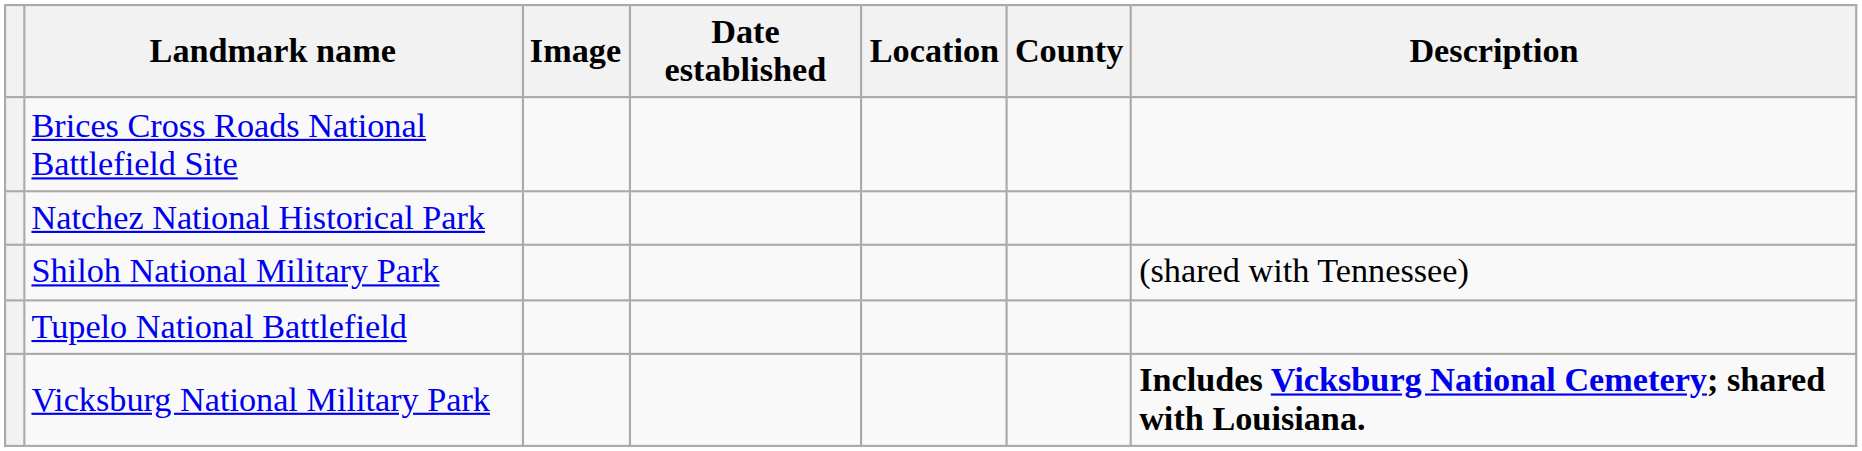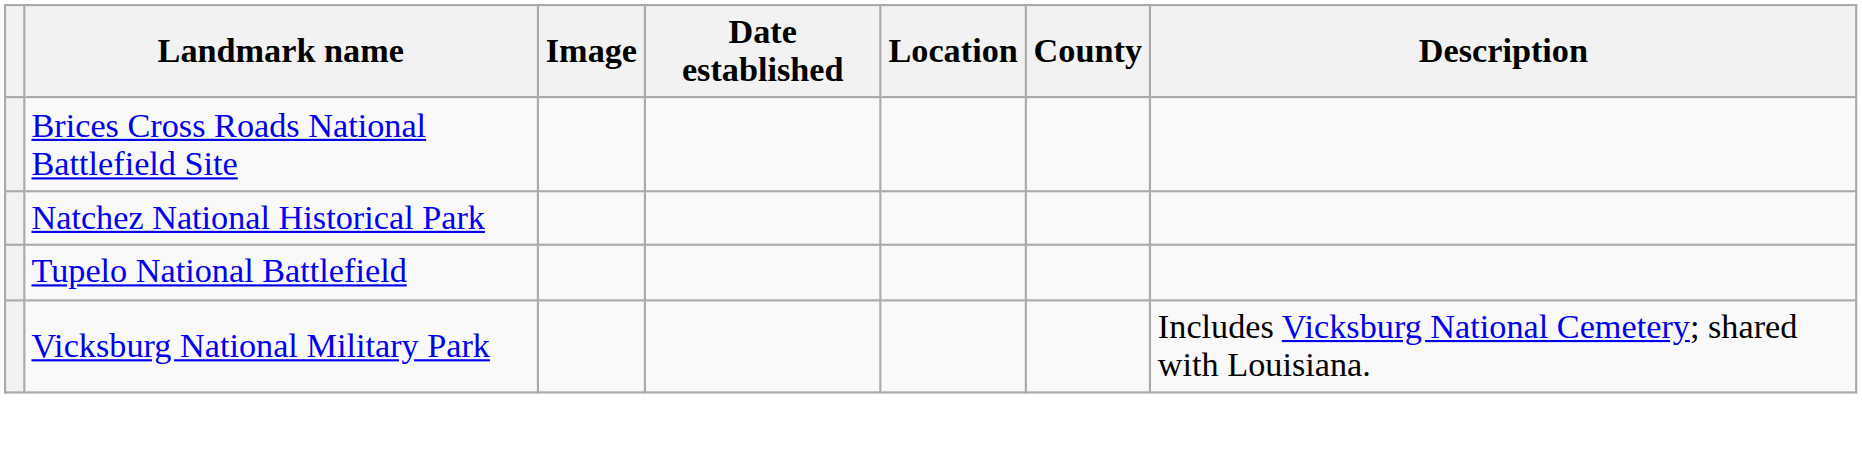- row: (235, 271)
(1482, 399) bold -> (1478, 345) normal
